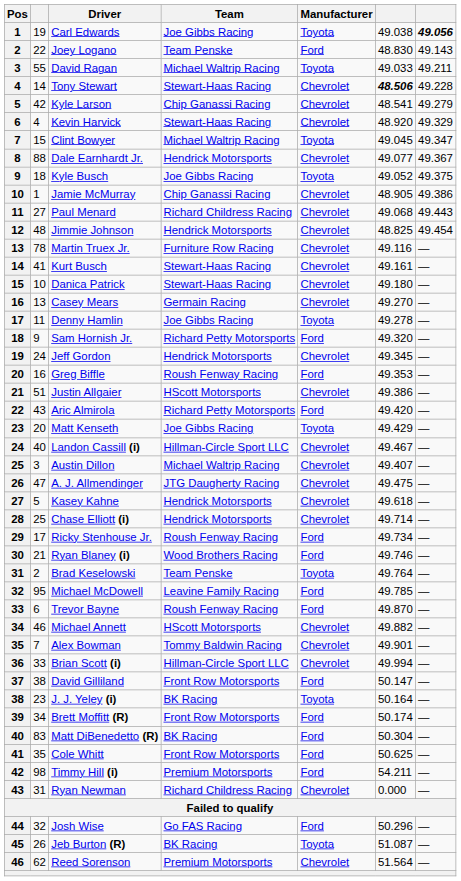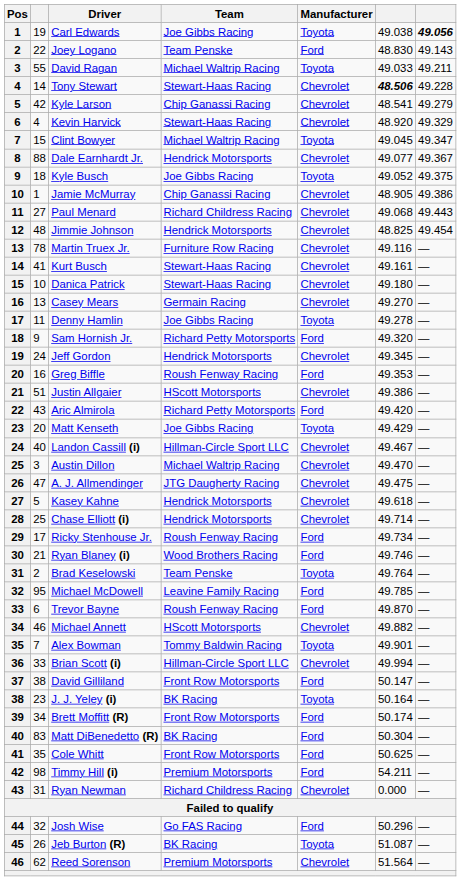(395, 465) 49.407 -> (395, 465) 49.470
(325, 645) Chevrolet -> (317, 645) Toyota
